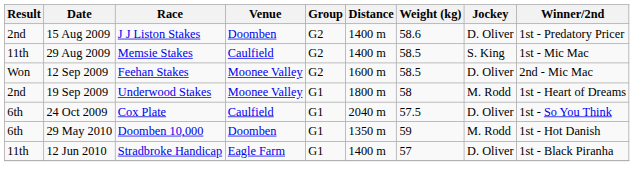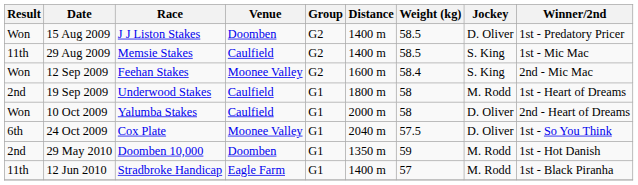(16, 33) 2nd -> (19, 33) Won
(410, 33) 58.6 -> (410, 33) 58.5
(410, 72) 58.5 -> (410, 72) 58.4
(490, 72) D. Oliver -> (486, 72) S. King
(265, 92) Moonee Valley -> (251, 92) Caulfield
+ row: (77, 111)
(251, 111) Caulfield -> (265, 131) Moonee Valley
(15, 131) 6th -> (16, 151) 2nd
(490, 151) D. Oliver -> (489, 170) M. Rodd
